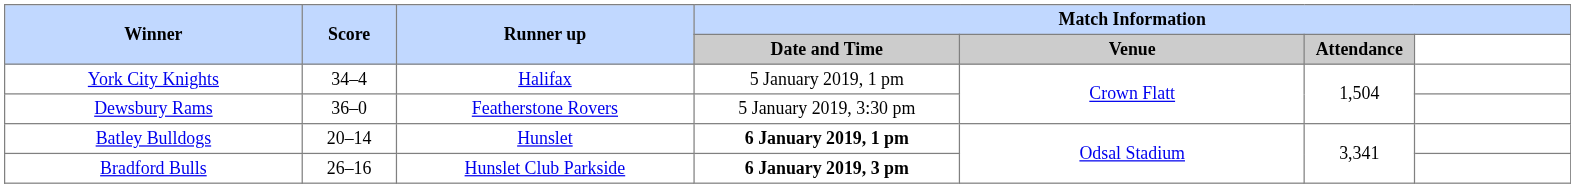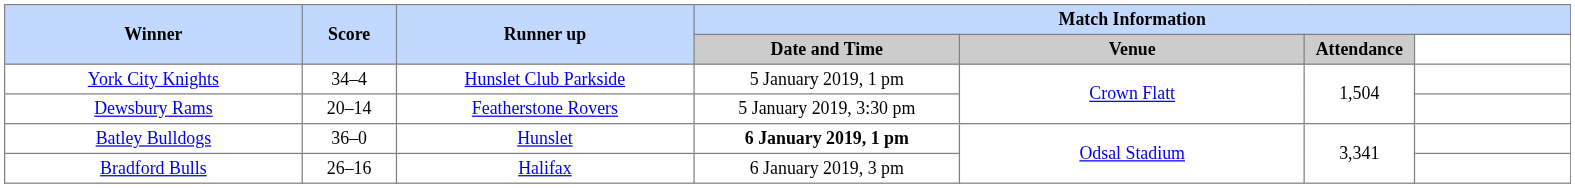(545, 78) Halifax -> (545, 78) Hunslet Club Parkside
(349, 108) 36–0 -> (349, 108) 20–14
(349, 138) 20–14 -> (349, 138) 36–0
(545, 168) Hunslet Club Parkside -> (545, 168) Halifax
(827, 168) bold -> (827, 168) normal
